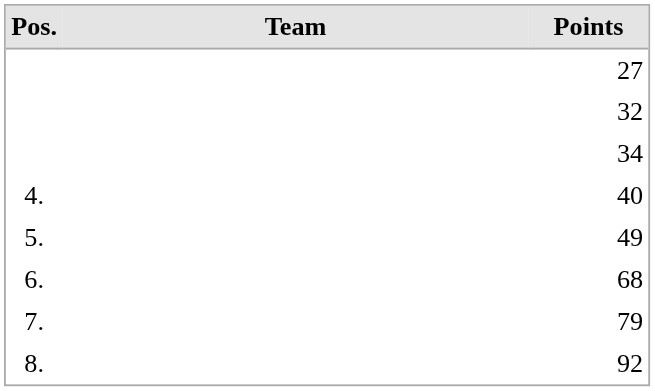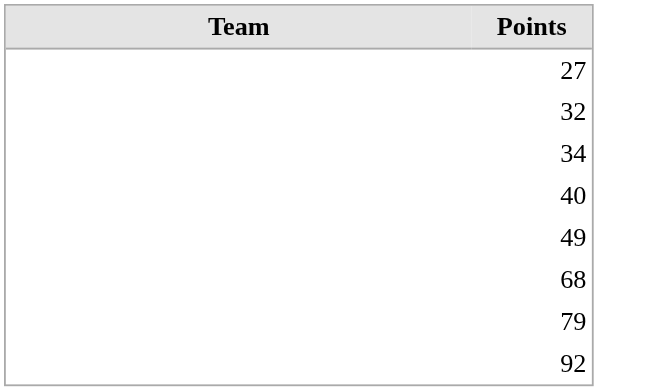- column: (34, 26)
